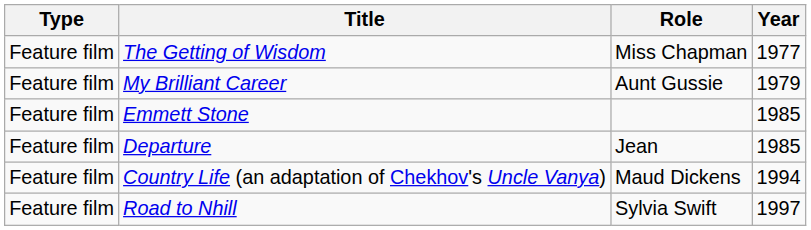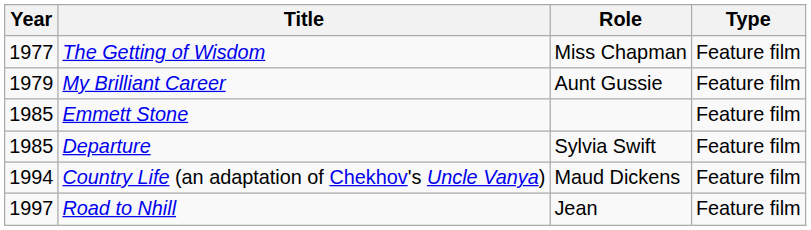columns swapped: (779, 20) <-> (62, 20)
(637, 146) Jean -> (605, 146) Sylvia Swift
(666, 209) Sylvia Swift -> (576, 209) Jean
